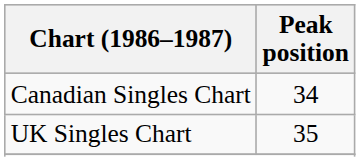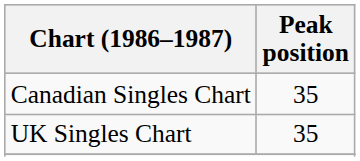(306, 93) 34 -> (306, 93) 35
